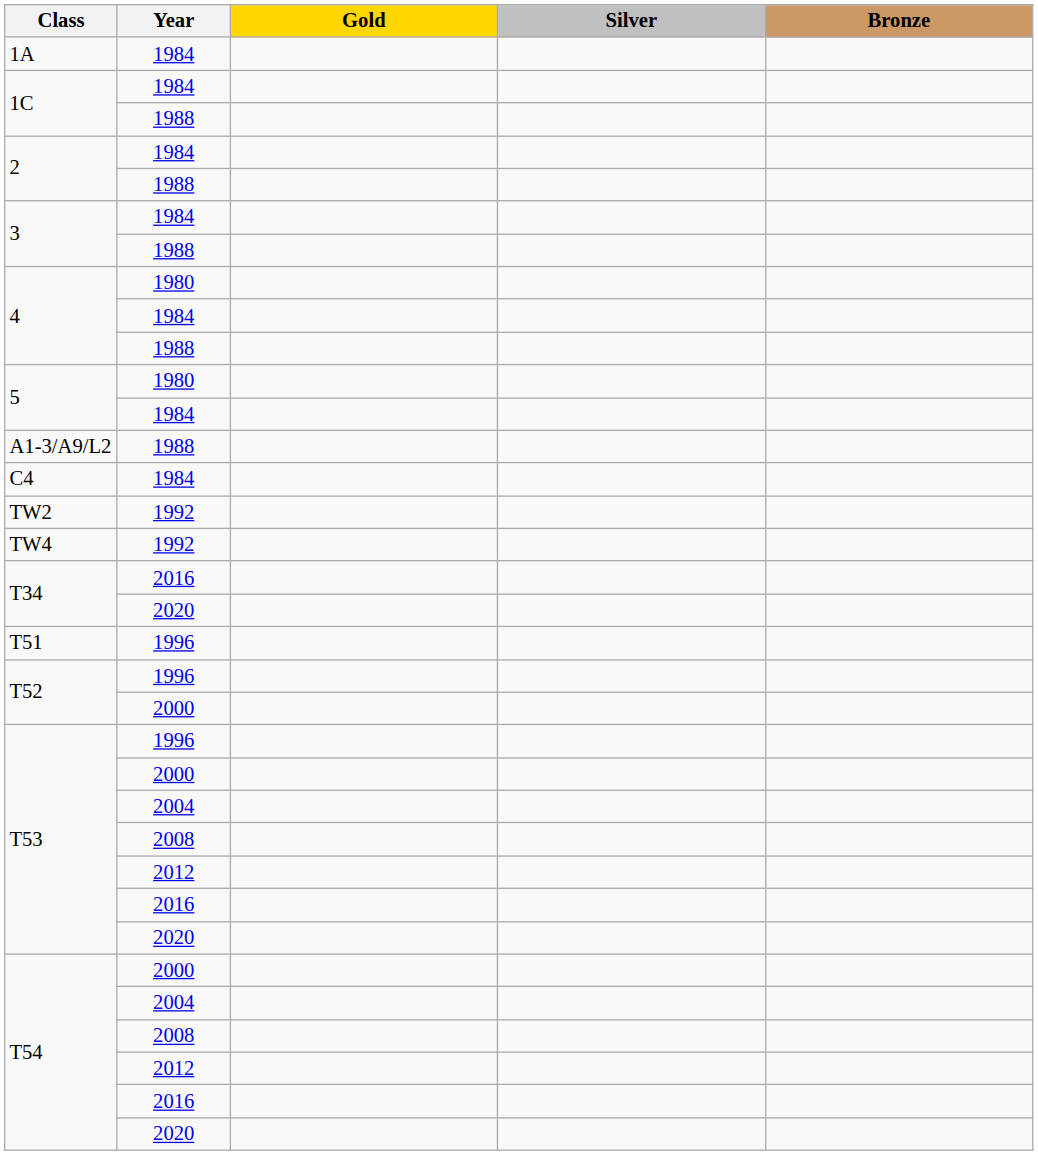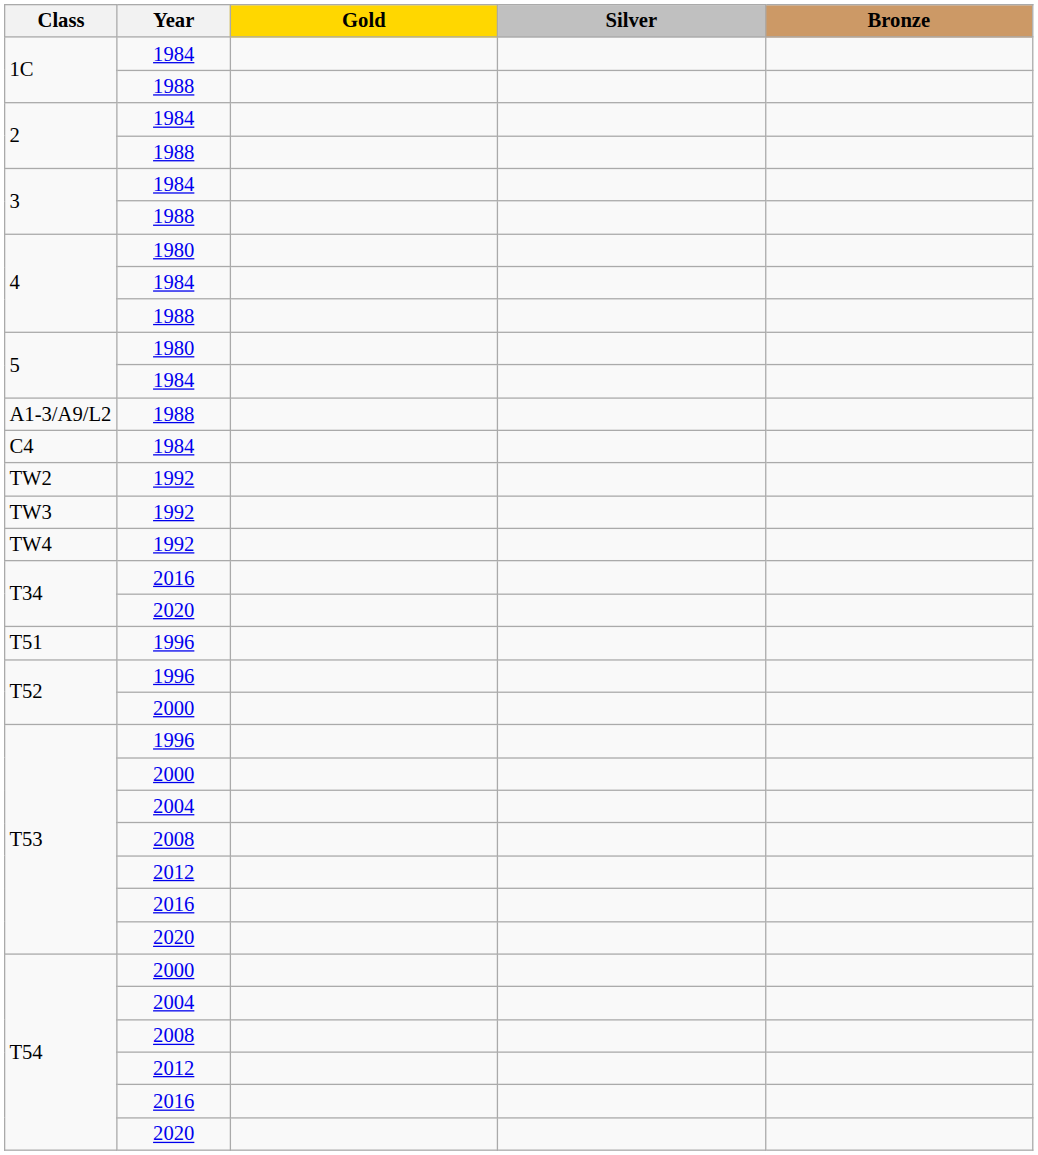- row: (22, 53)
+ row: (31, 511)
